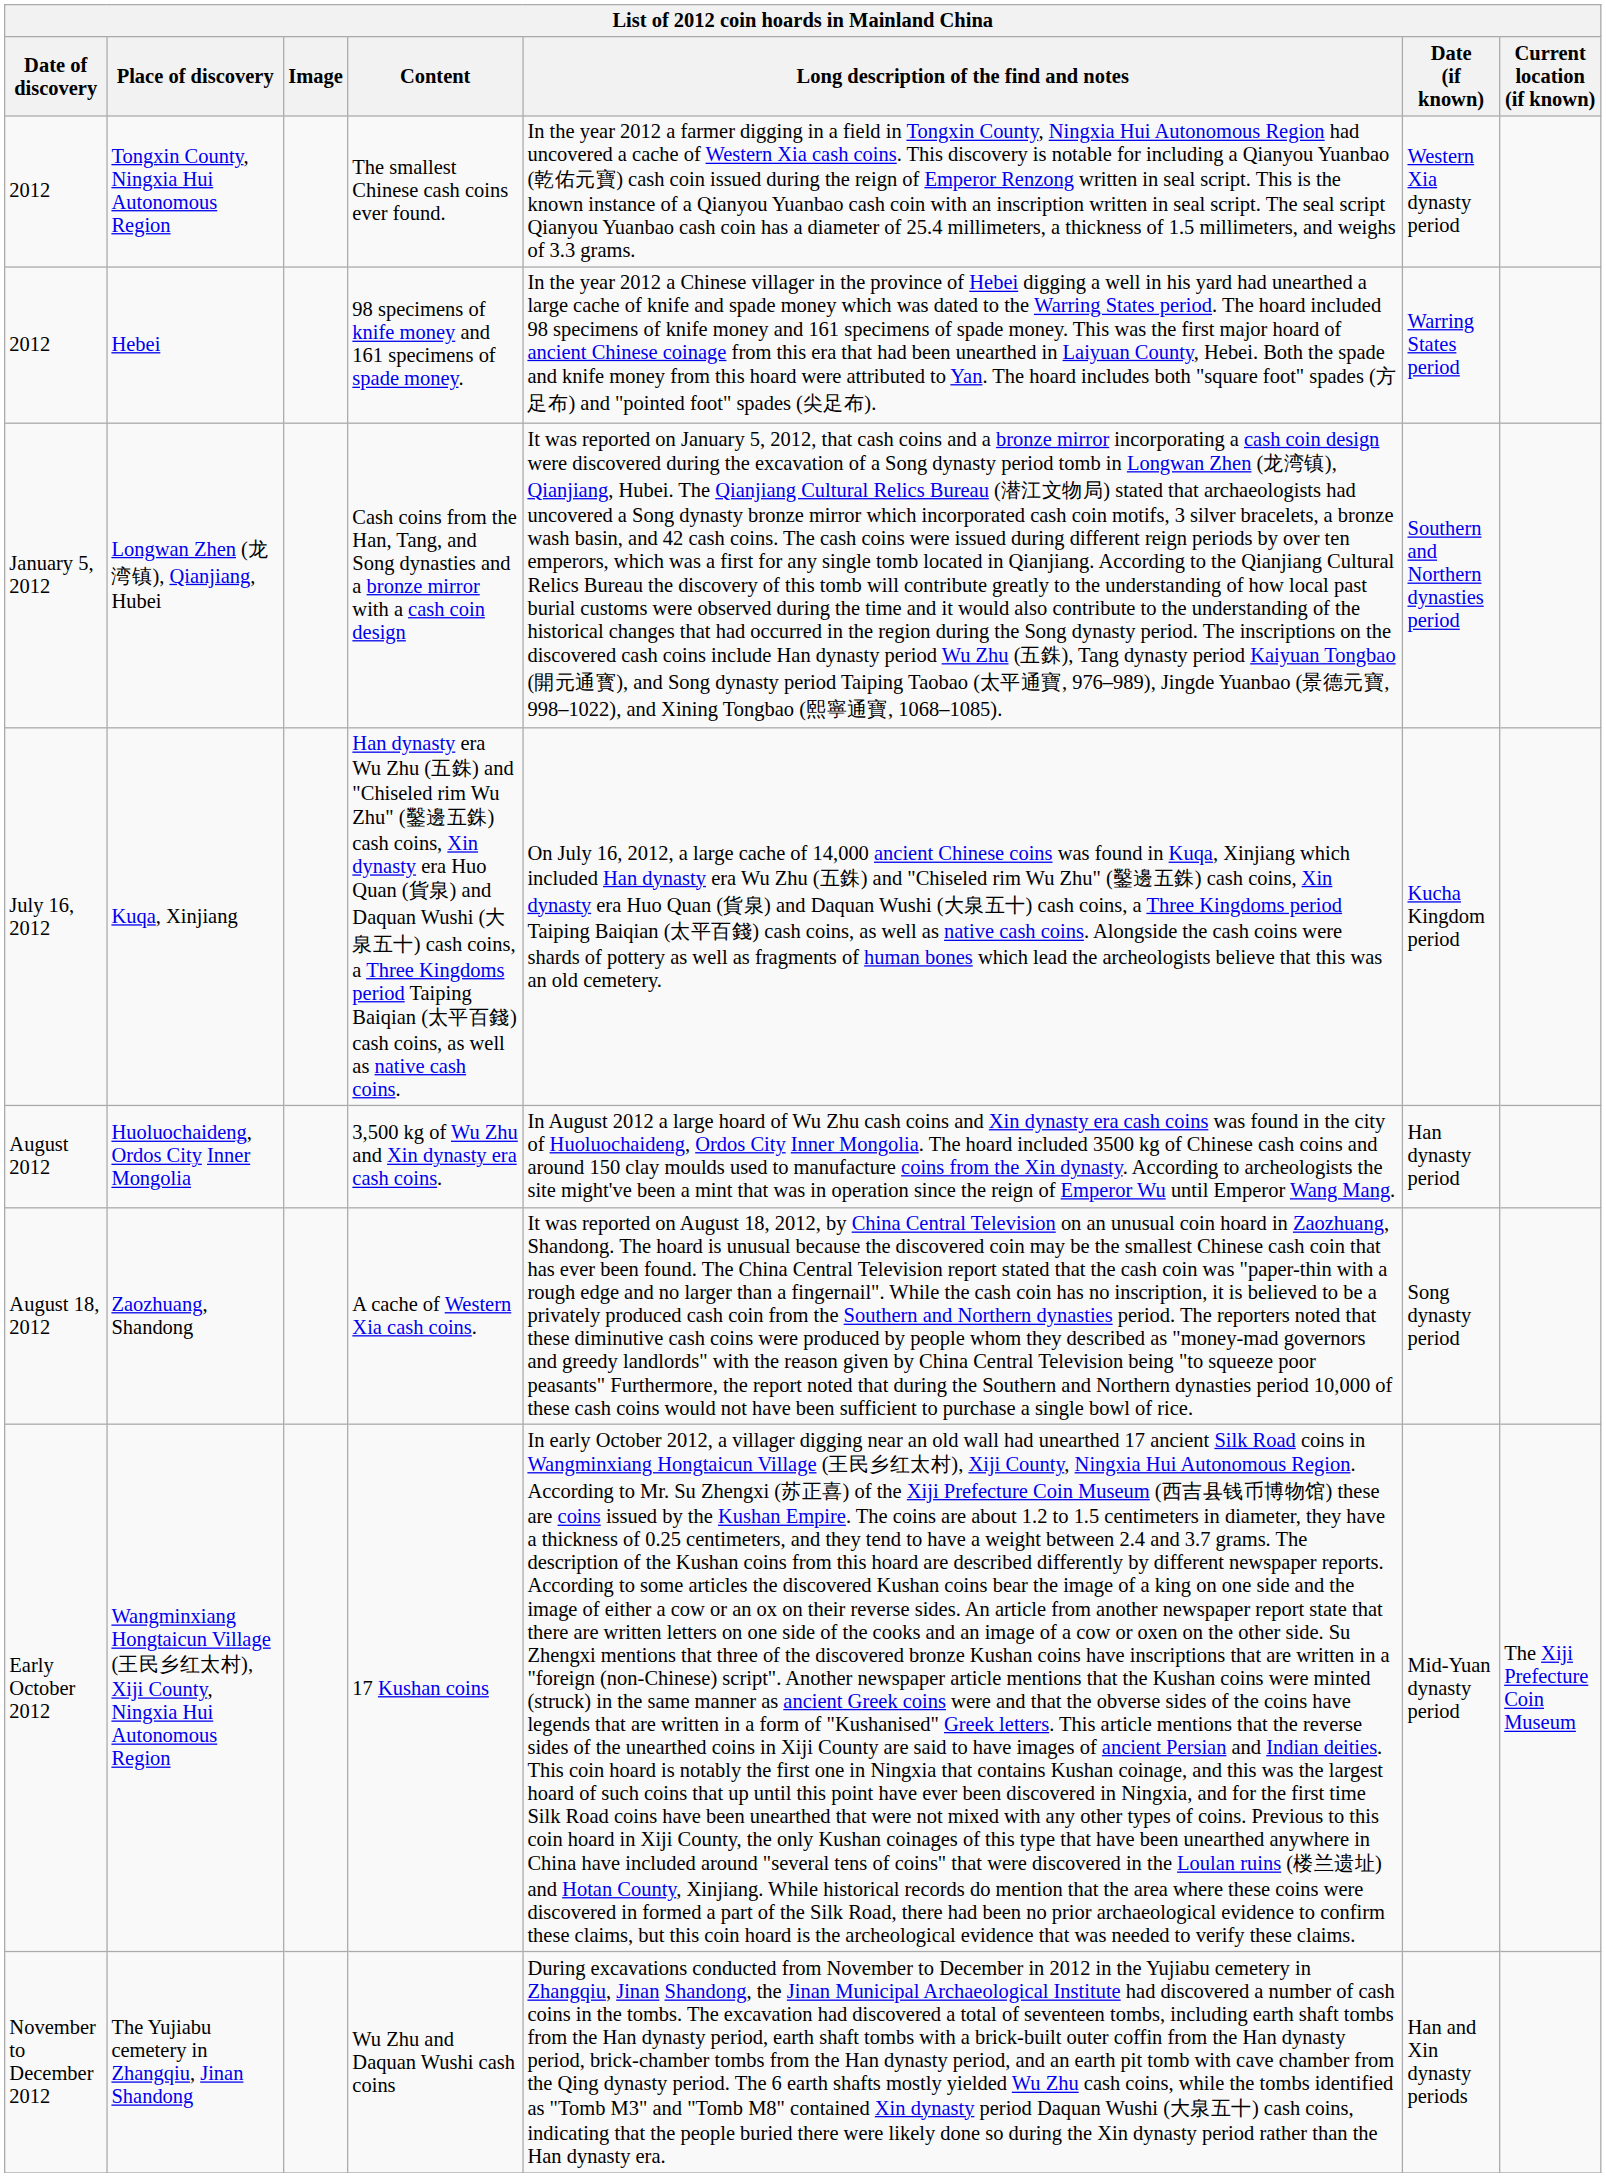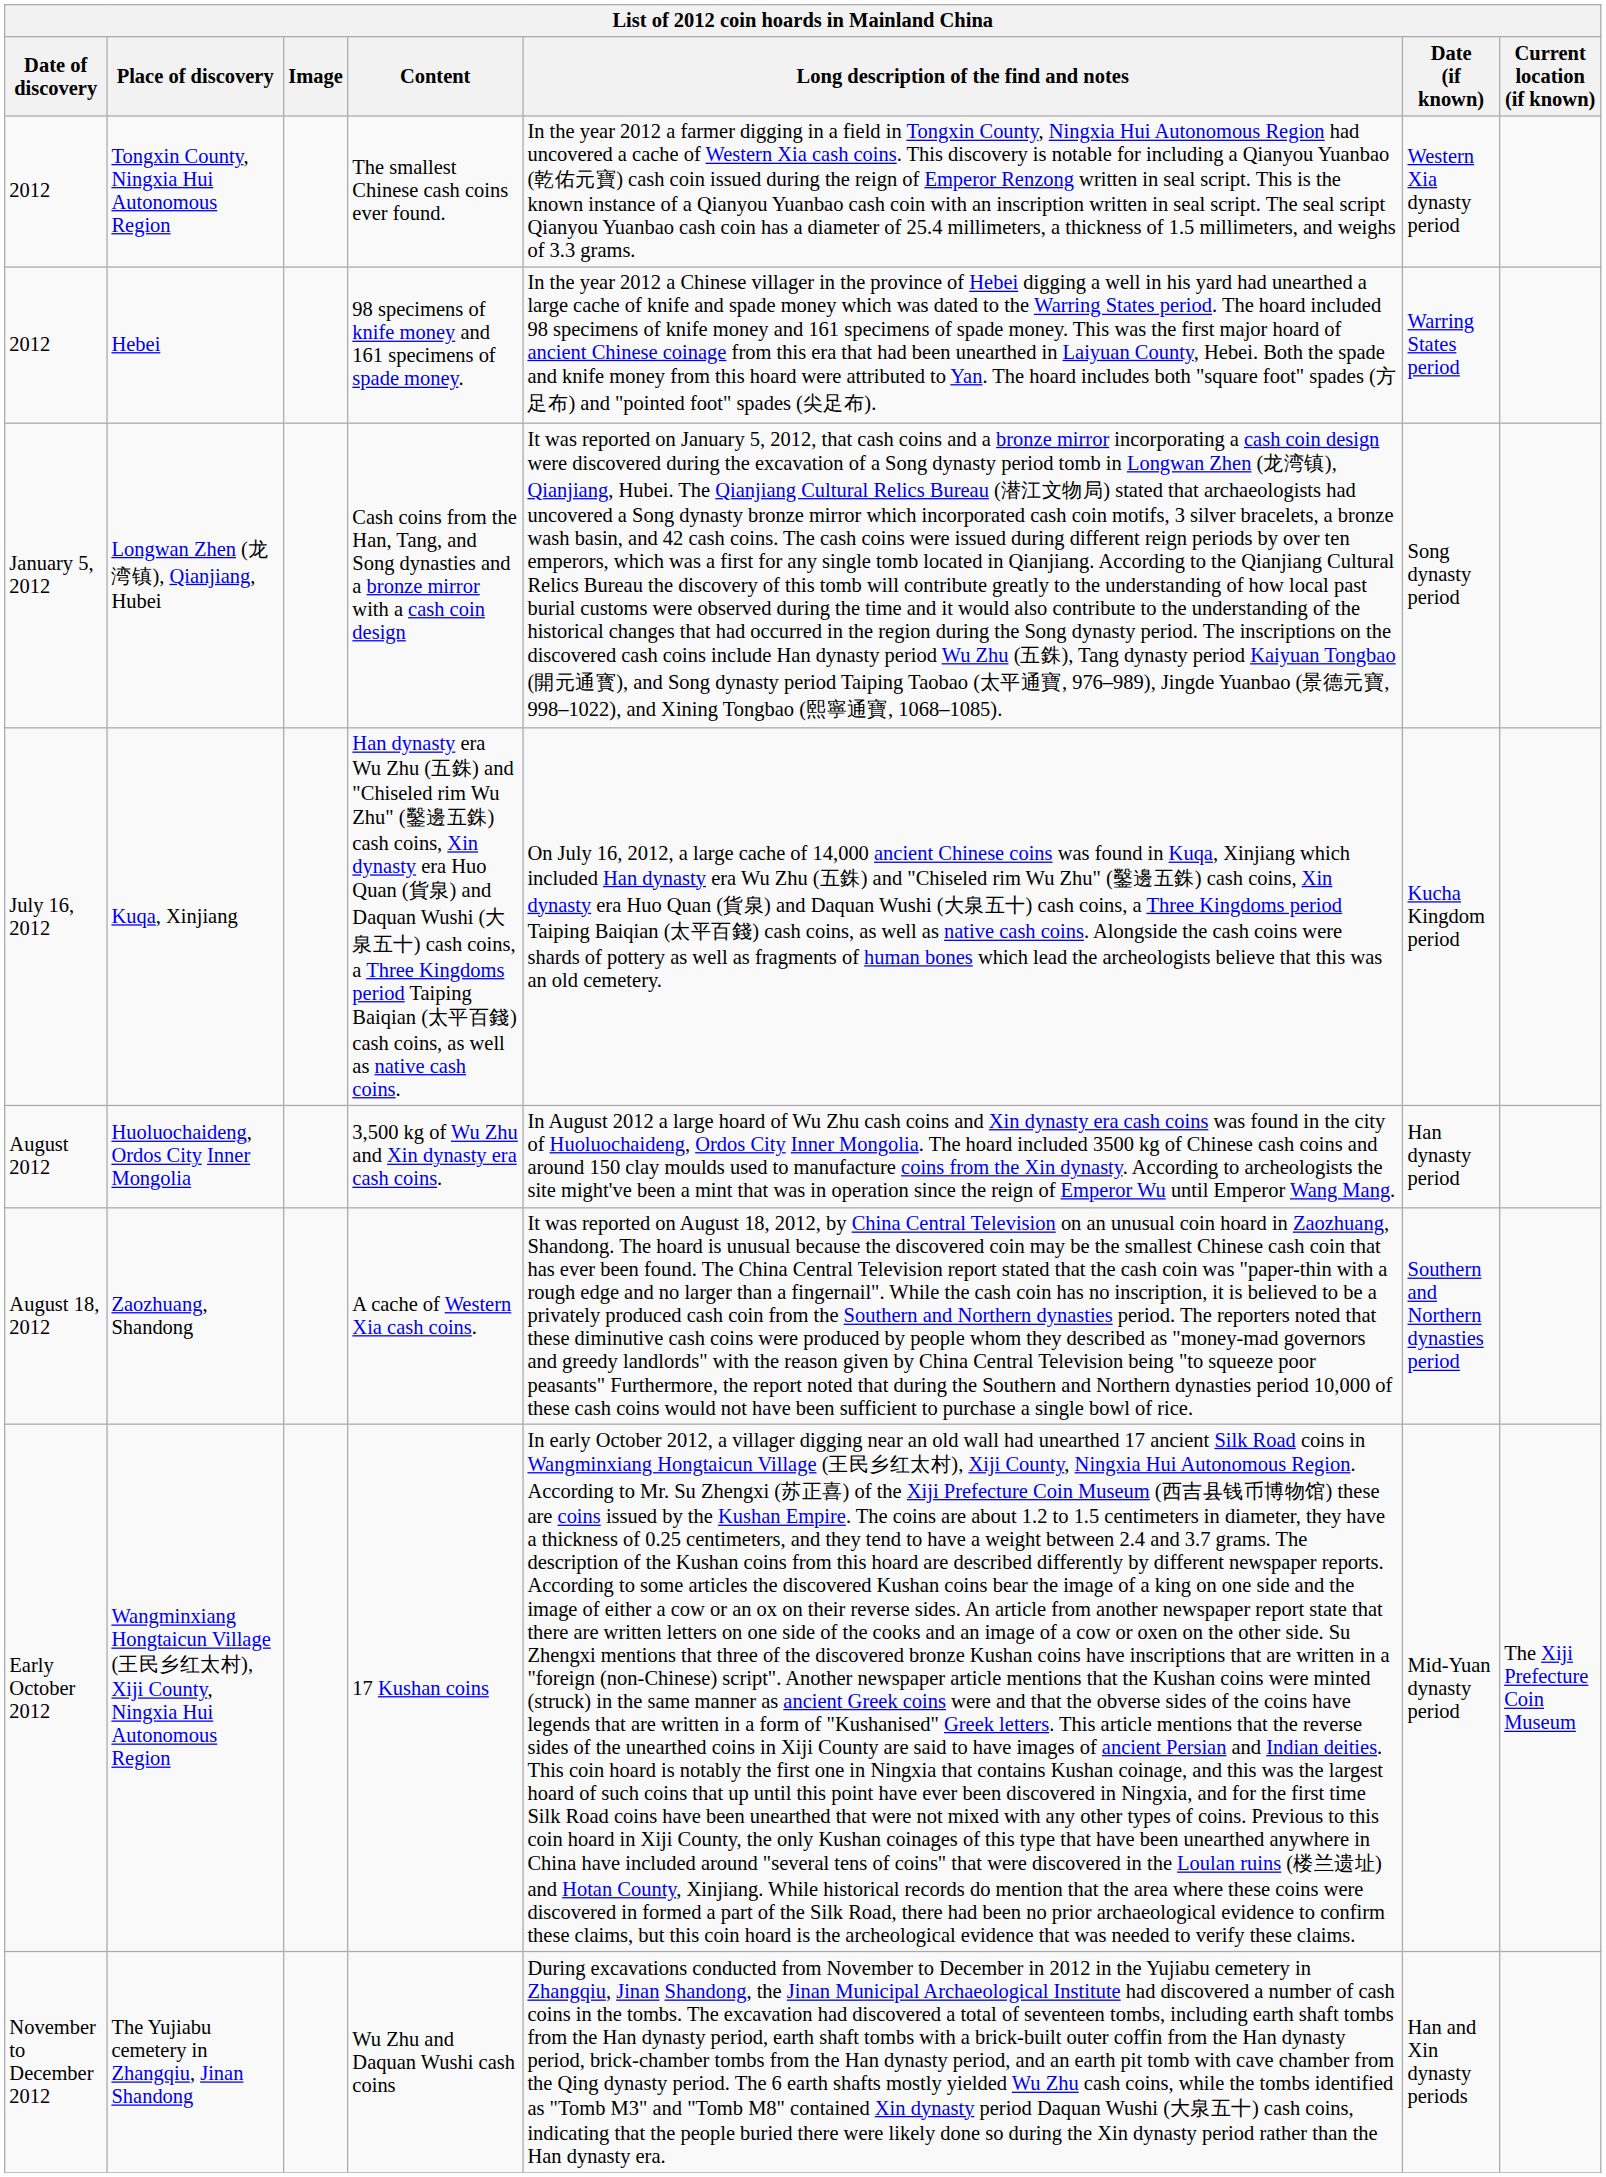(1446, 574) Southern and Northern dynasties period -> (1439, 574) Song dynasty period
(1439, 1315) Song dynasty period -> (1446, 1315) Southern and Northern dynasties period
